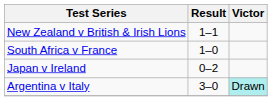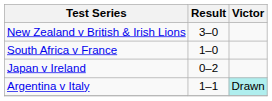(209, 31) 1–1 -> (209, 31) 3–0
(209, 86) 3–0 -> (209, 86) 1–1
